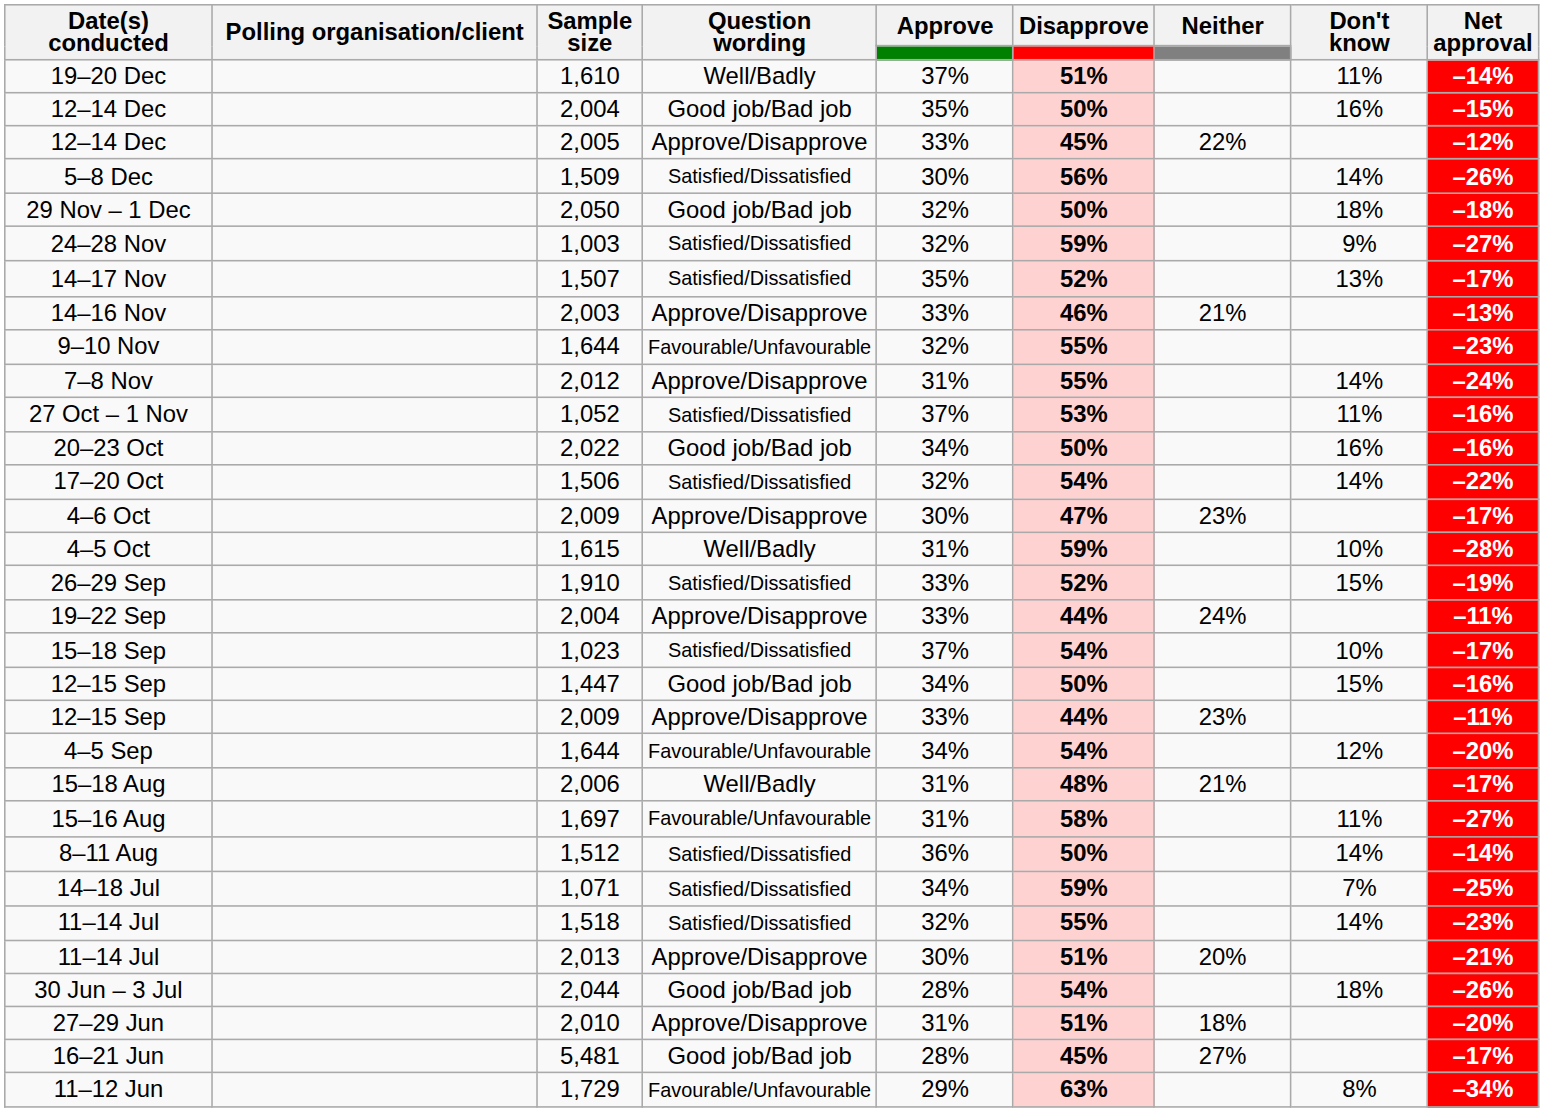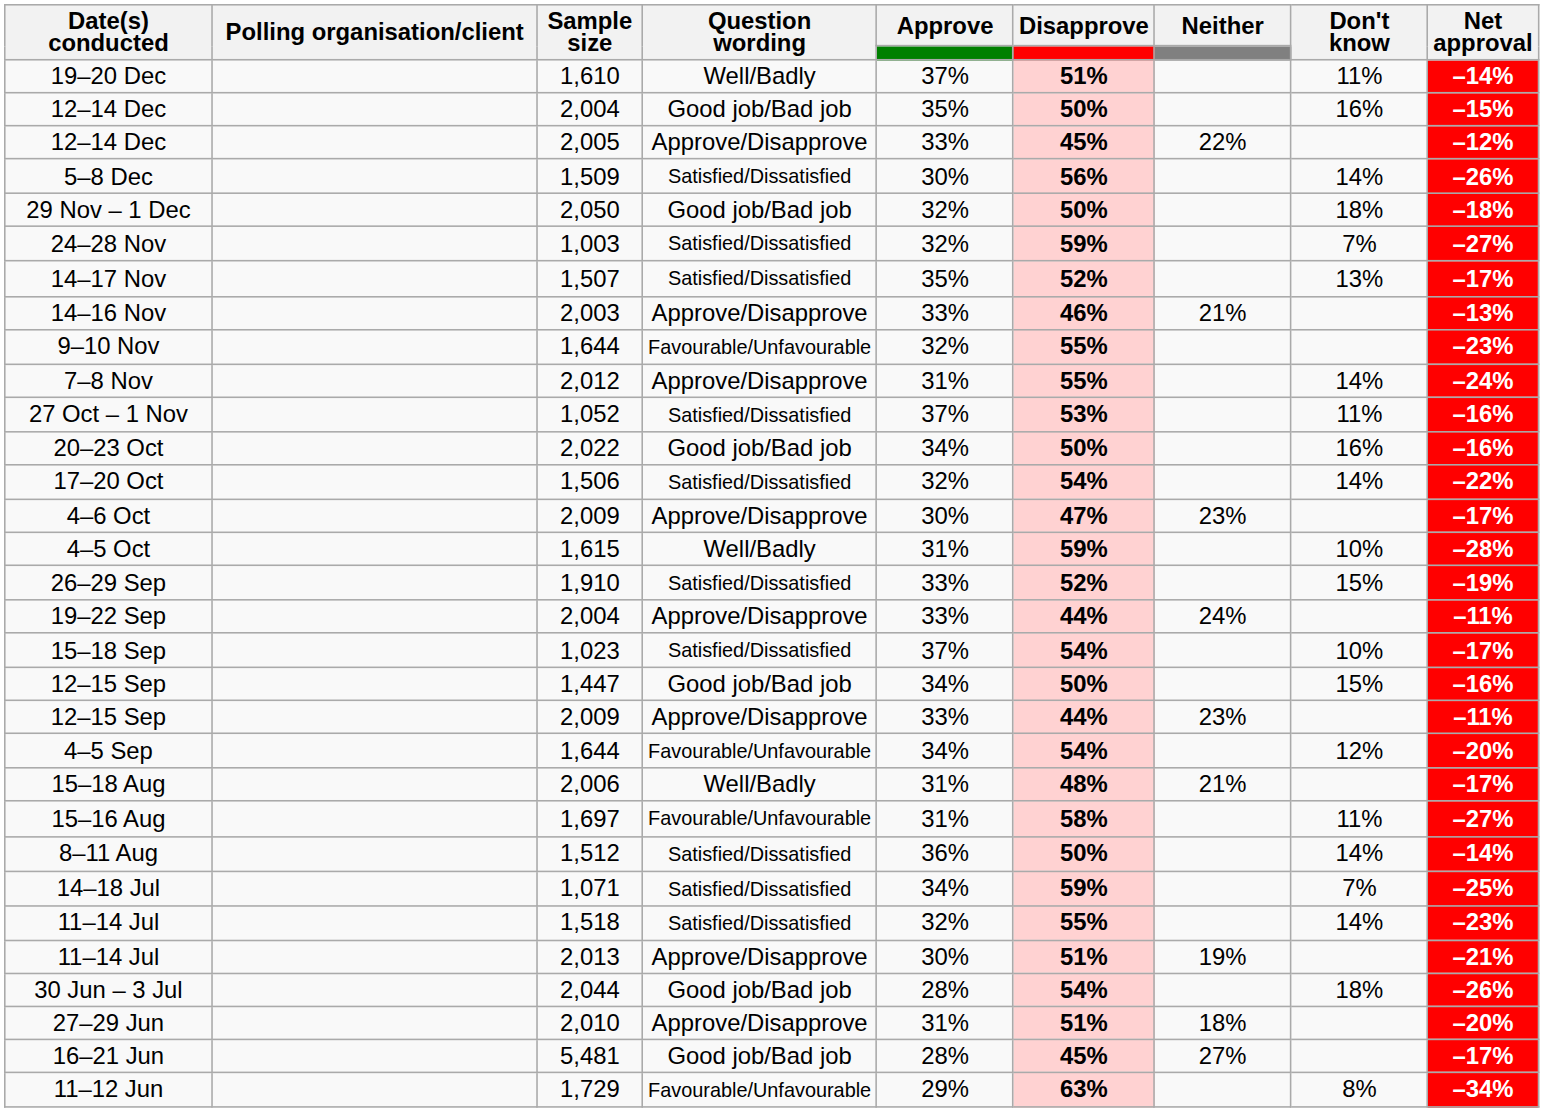(1359, 243) 9% -> (1359, 243) 7%
(1223, 956) 20% -> (1223, 956) 19%
